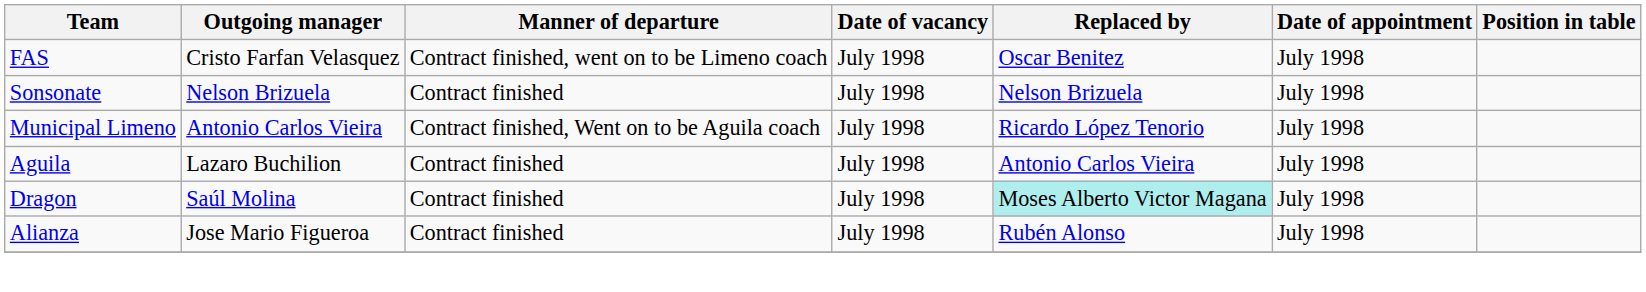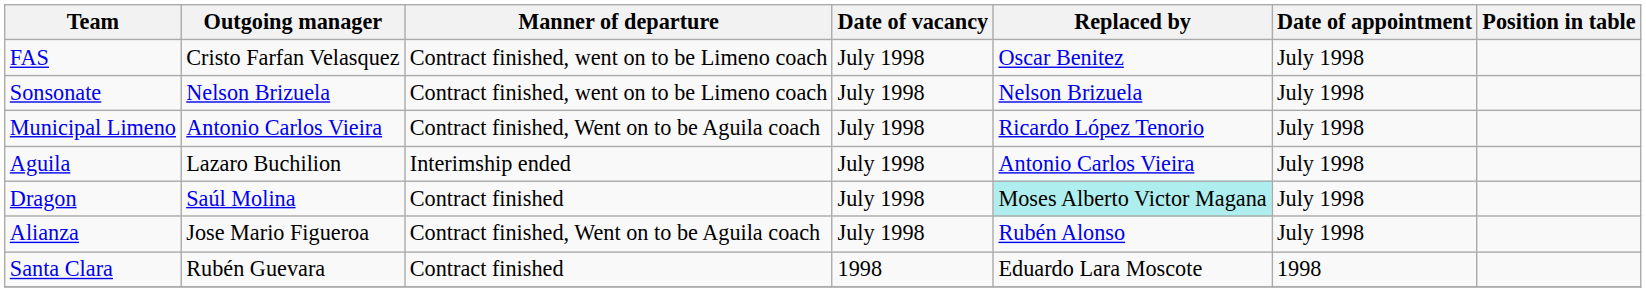(487, 92) Contract finished -> (619, 92) Contract finished, went on to be Limeno coach
(487, 163) Contract finished -> (490, 163) Interimship ended
(487, 233) Contract finished -> (615, 233) Contract finished, Went on to be Aguila coach
+ row: (61, 269)
